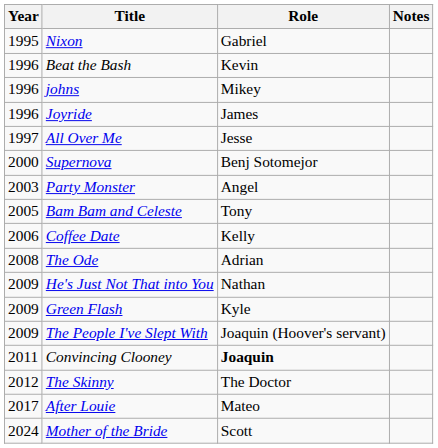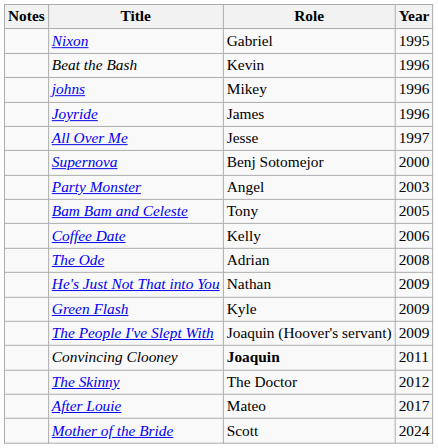columns swapped: (23, 16) <-> (411, 16)
